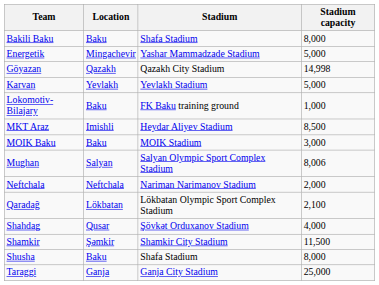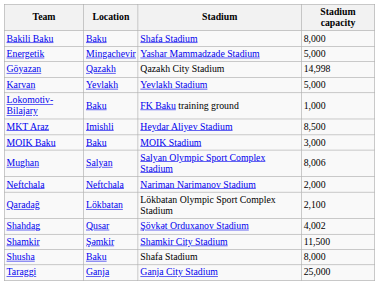(315, 226) 4,000 -> (315, 226) 4,002
